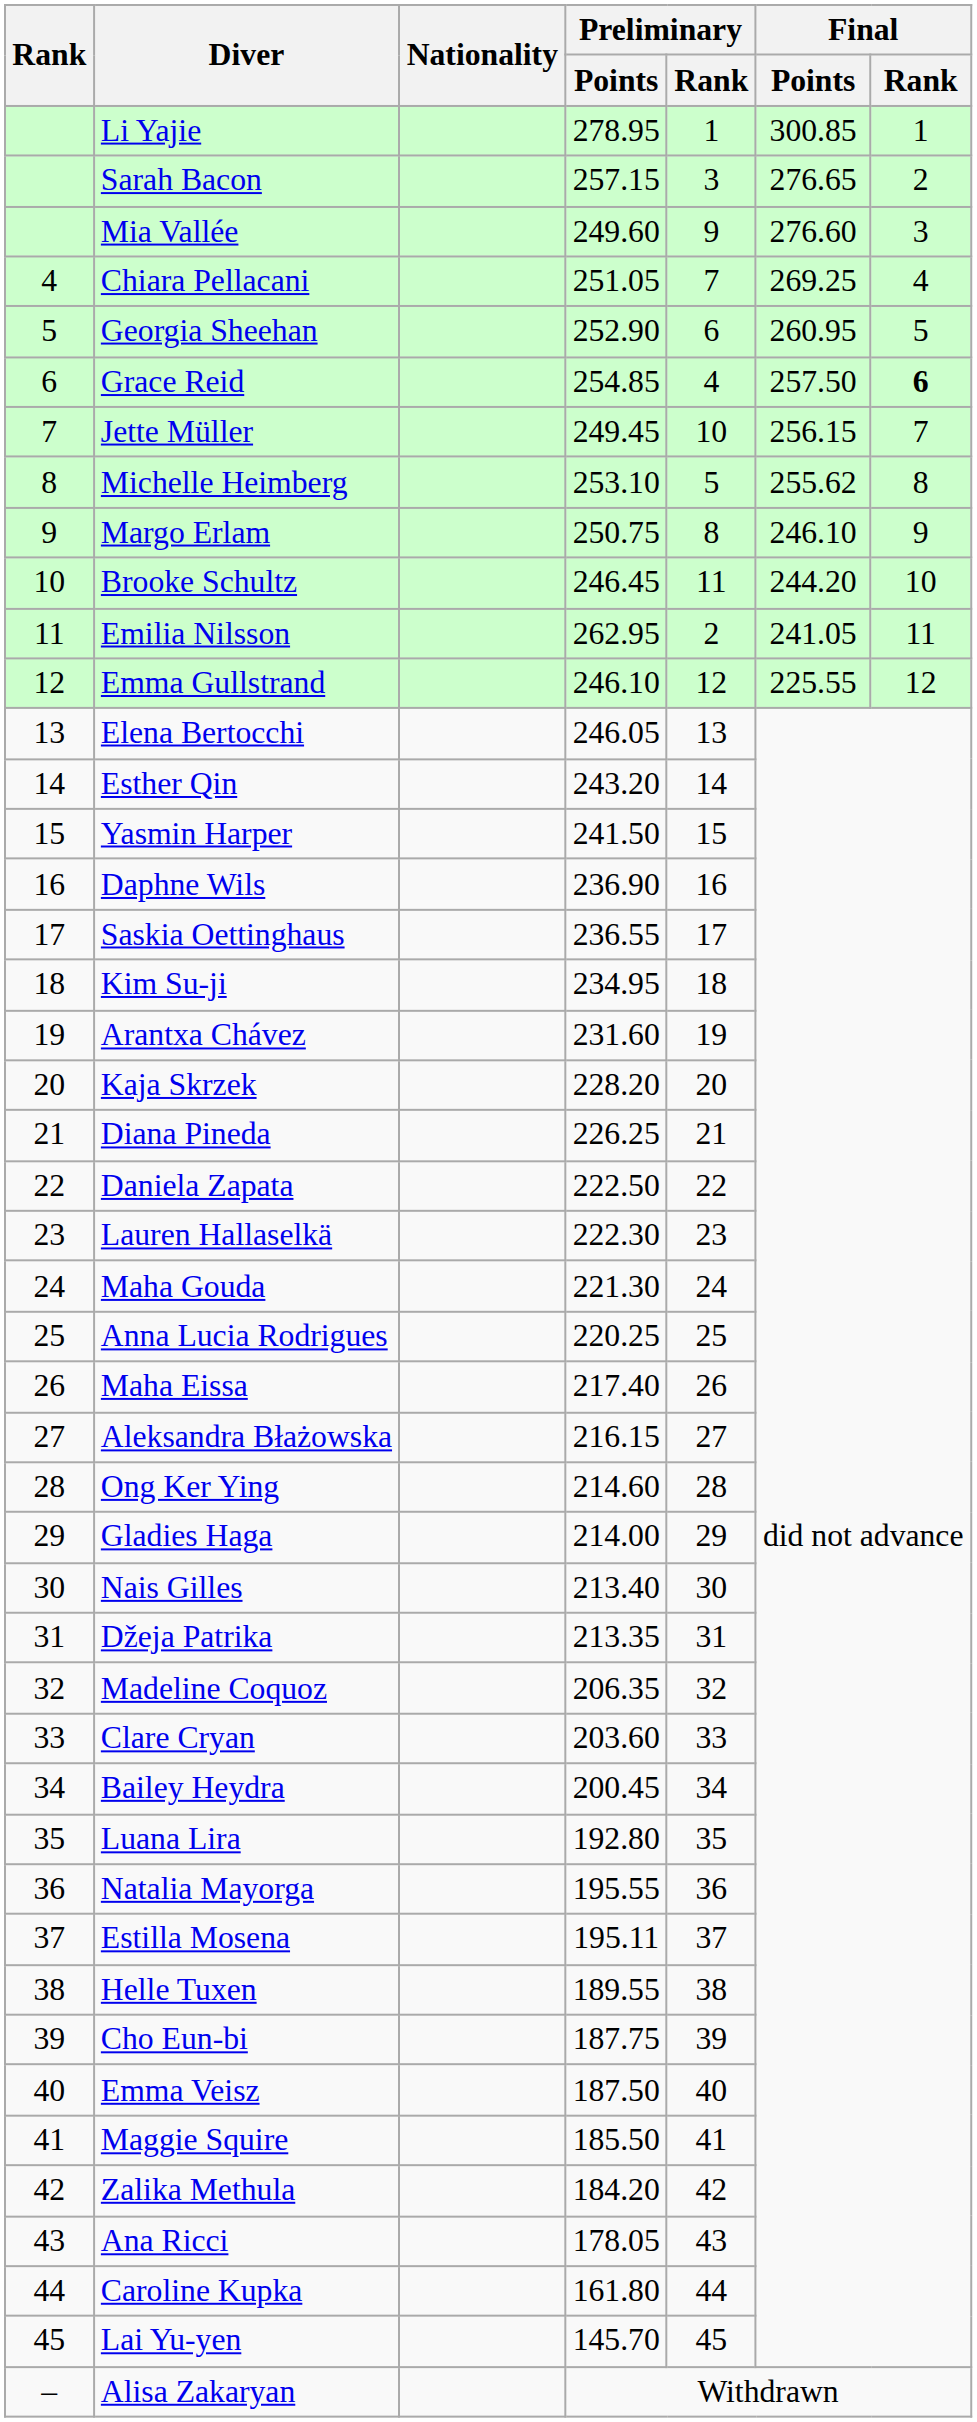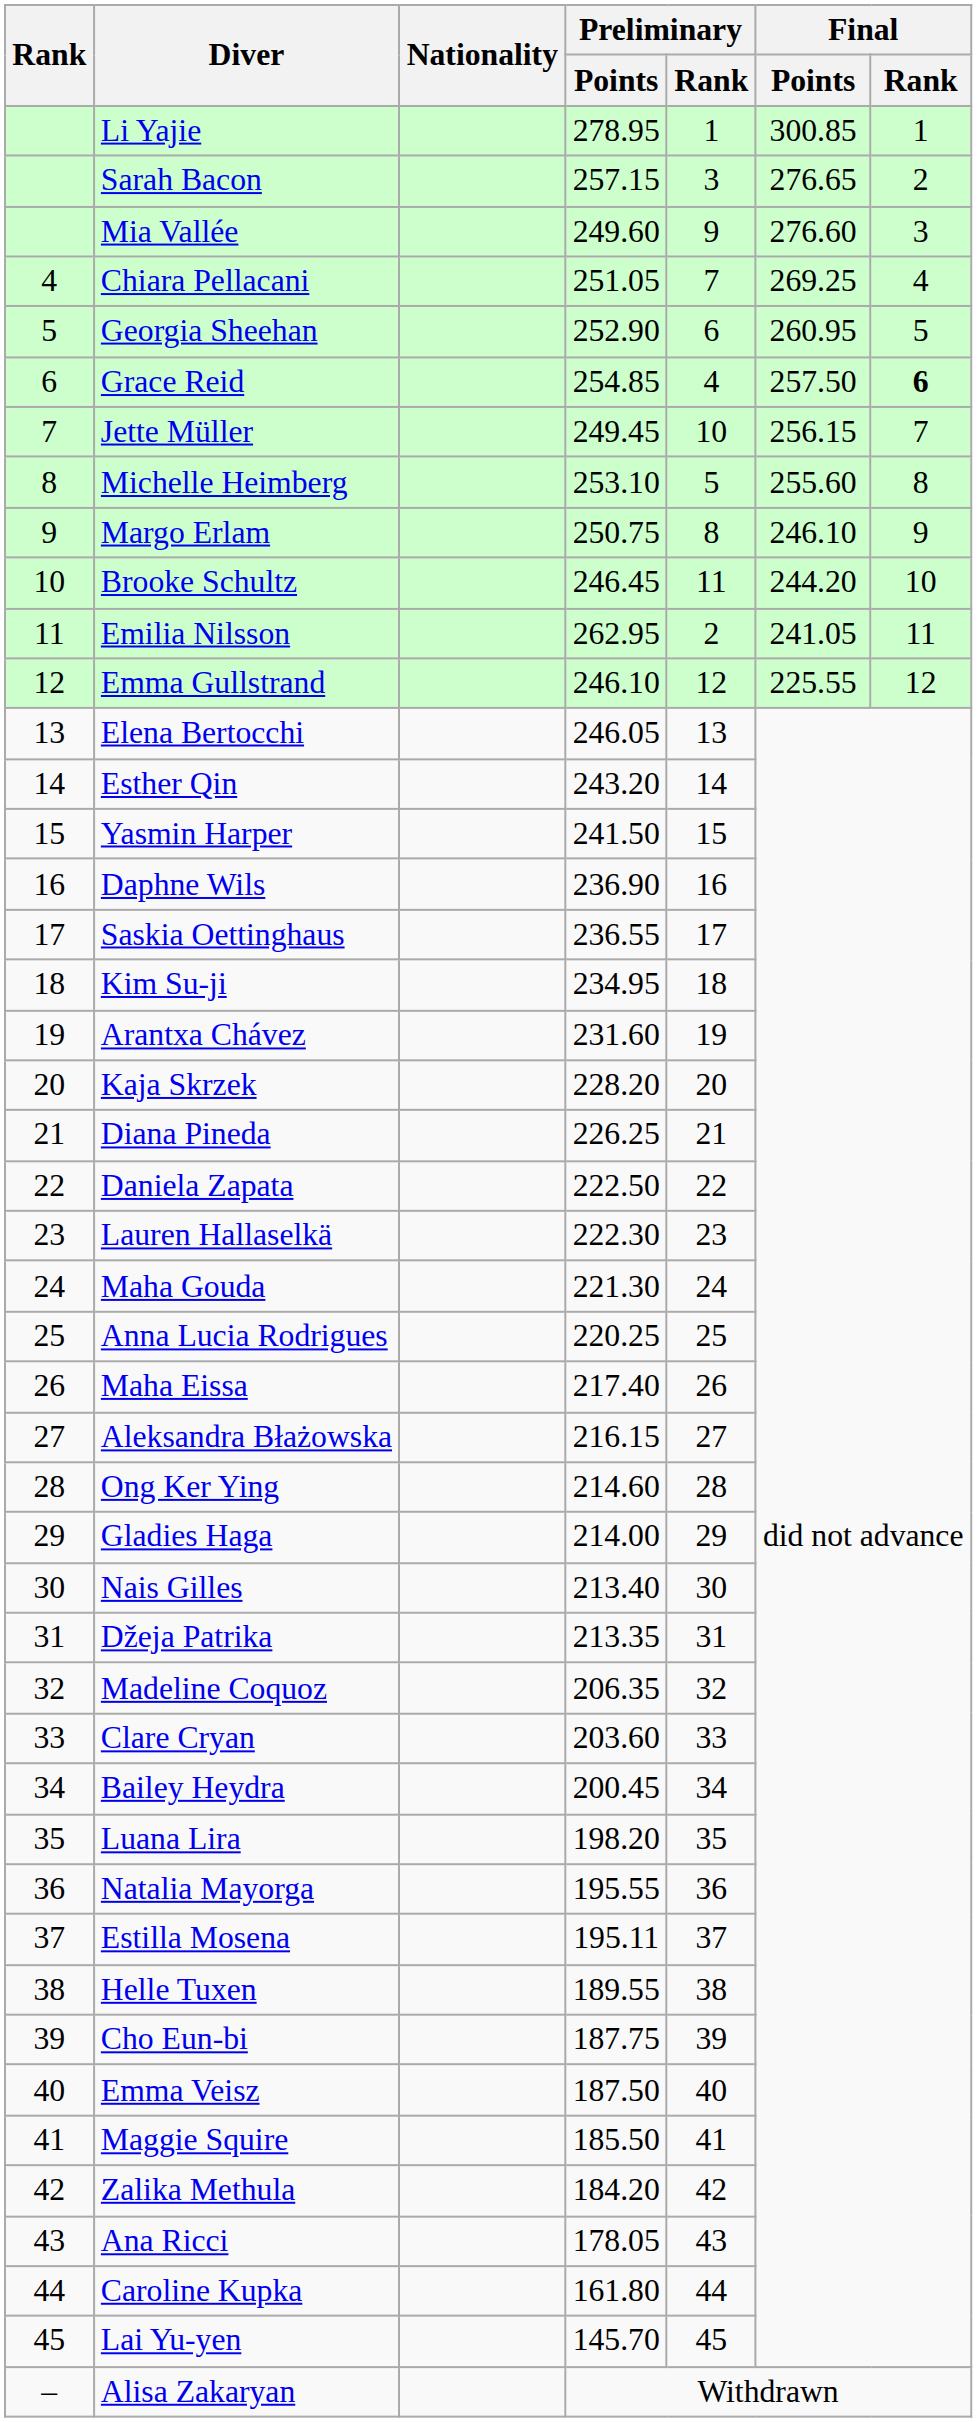(813, 481) 255.62 -> (813, 481) 255.60
(616, 1838) 192.80 -> (616, 1838) 198.20
